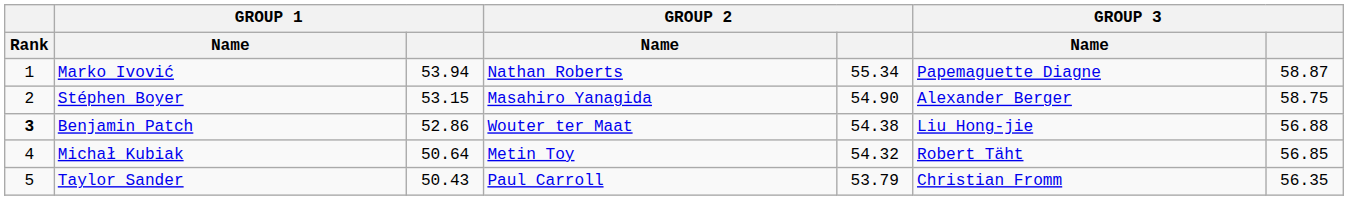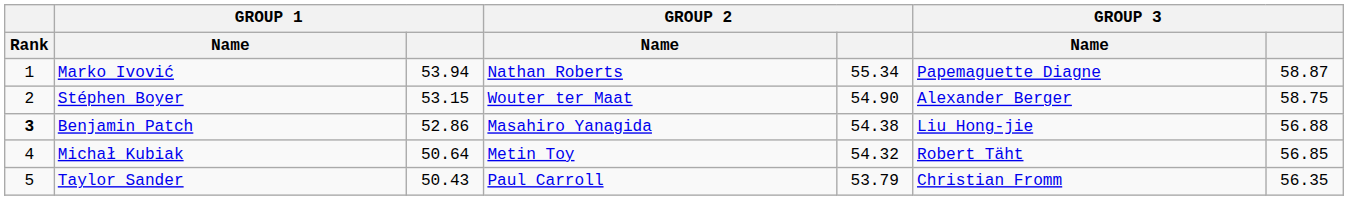(570, 99) Masahiro Yanagida -> (560, 99) Wouter ter Maat
(560, 126) Wouter ter Maat -> (570, 126) Masahiro Yanagida
